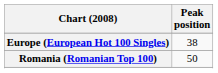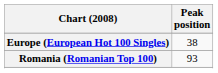(192, 59) 50 -> (192, 59) 93
